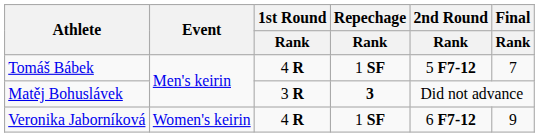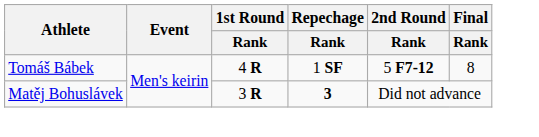(513, 68) 7 -> (471, 68) 8
- row: (77, 119)
